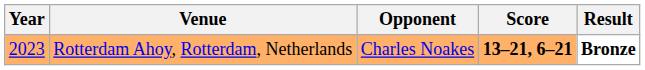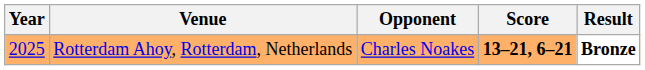(27, 49) 2023 -> (27, 49) 2025
